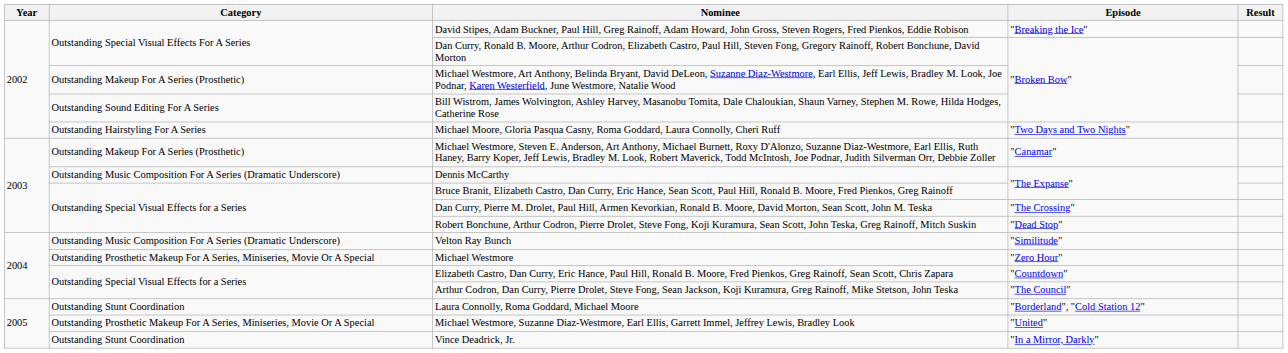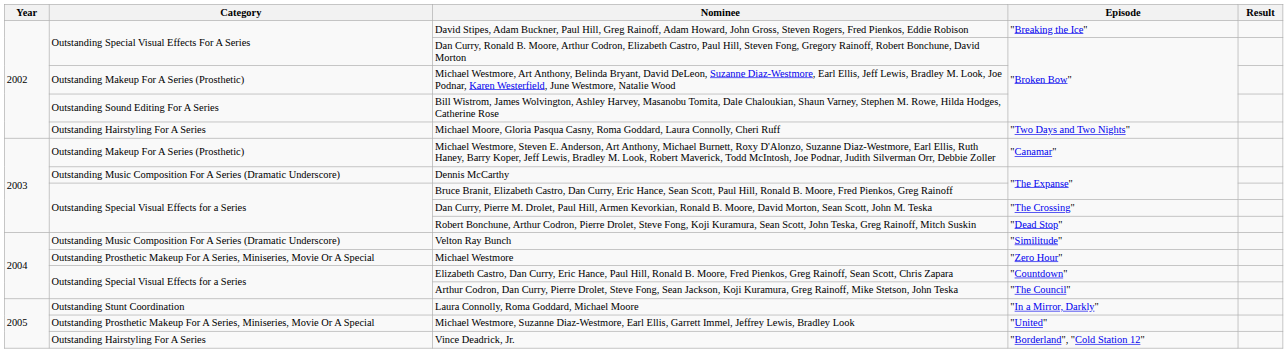(1078, 306) "Borderland", "Cold Station 12" -> (1055, 306) "In a Mirror, Darkly"
(118, 339) Outstanding Stunt Coordination -> (129, 339) Outstanding Hairstyling For A Series
(1055, 339) "In a Mirror, Darkly" -> (1078, 339) "Borderland", "Cold Station 12"
